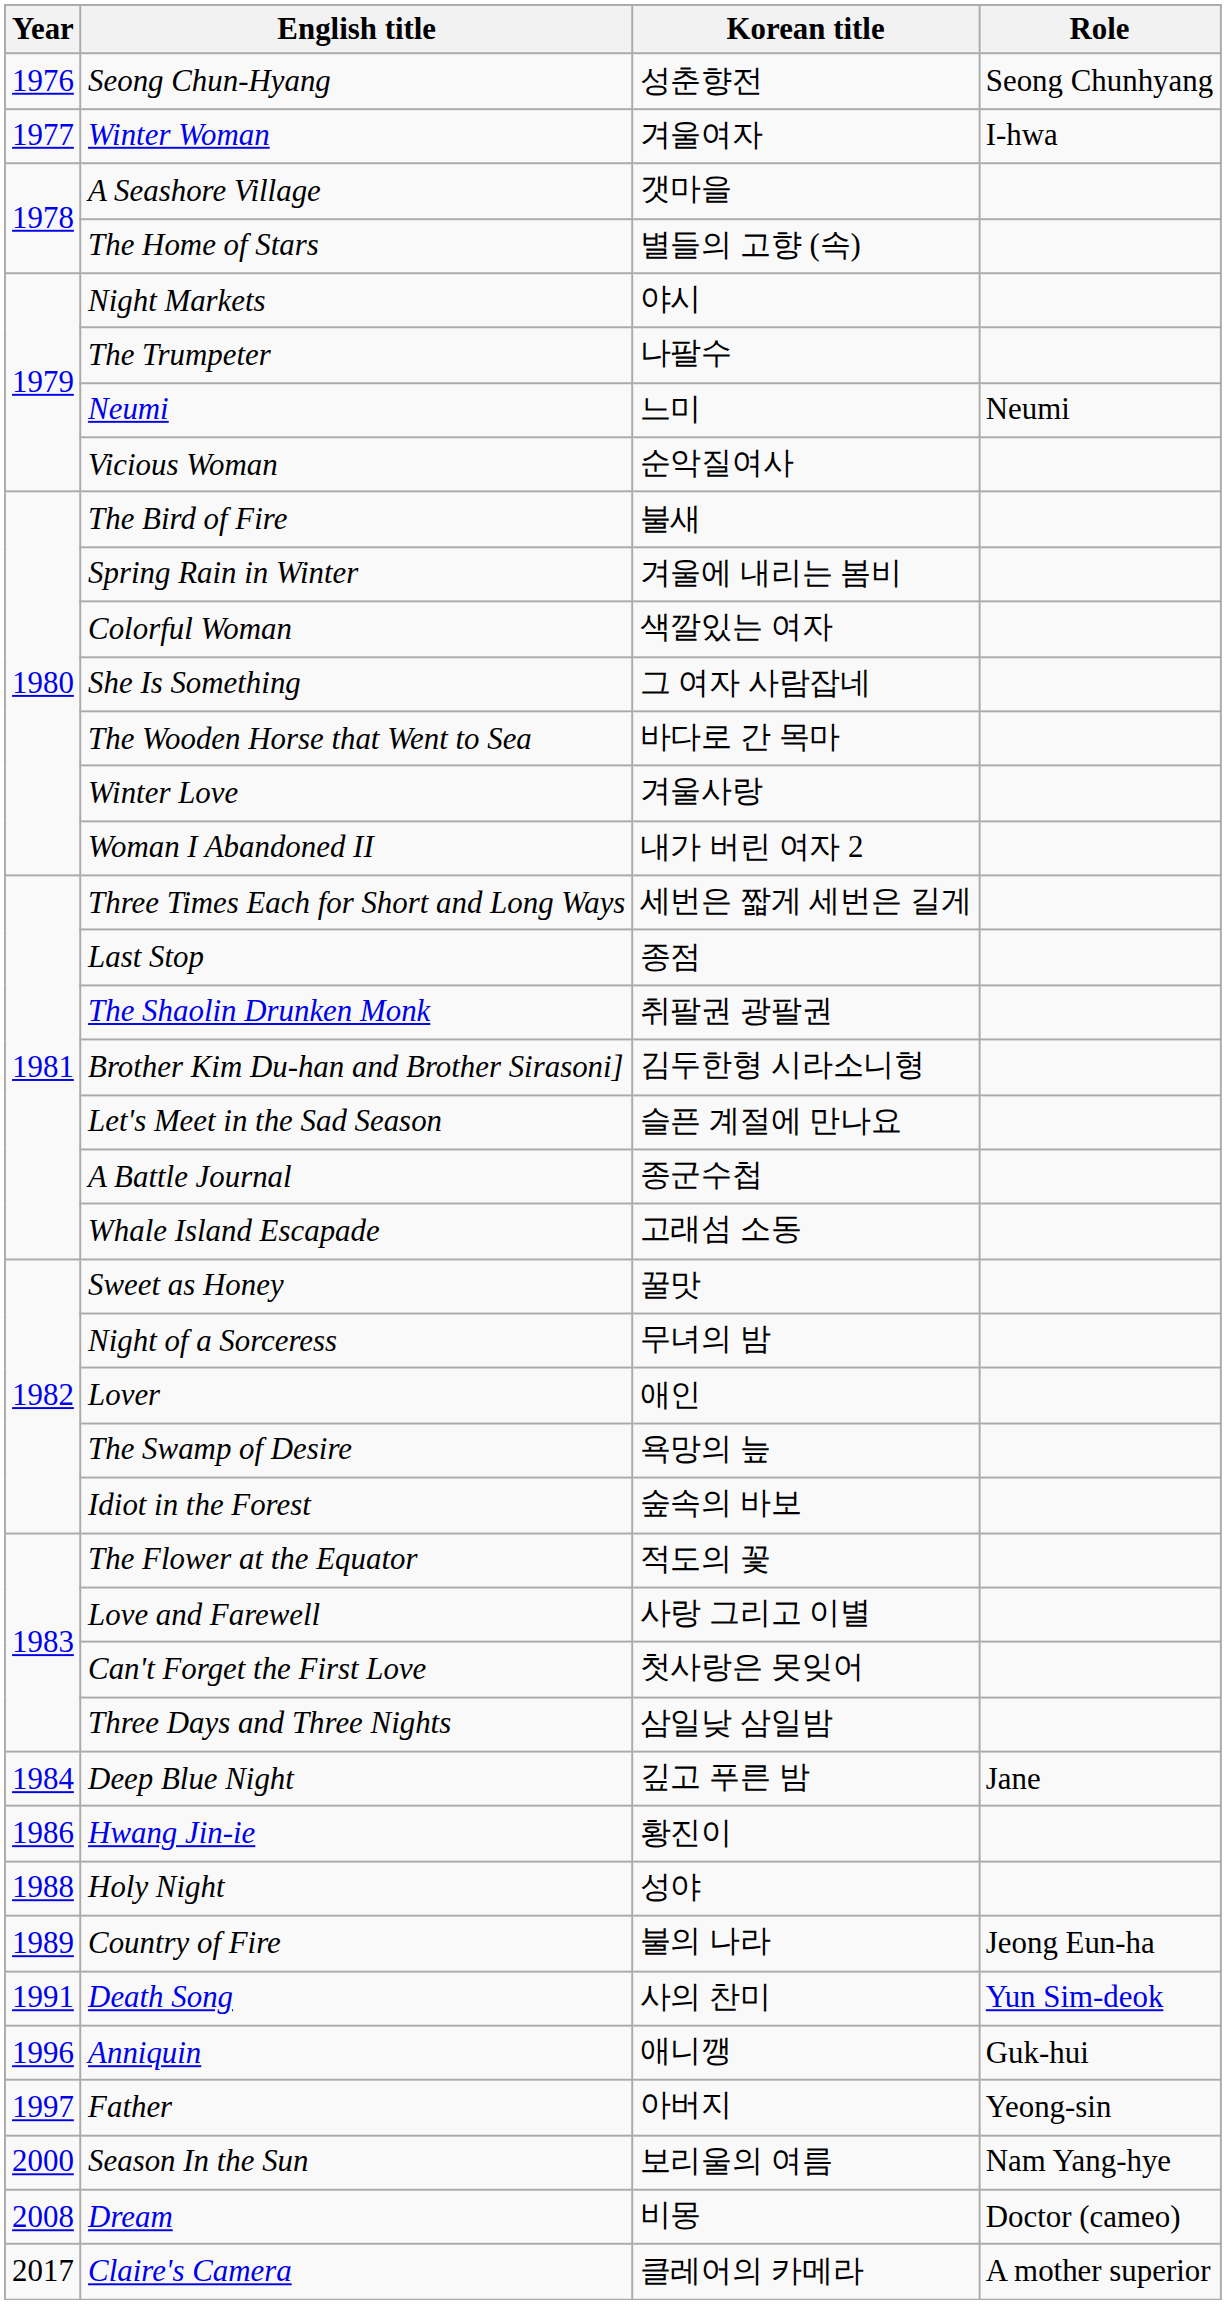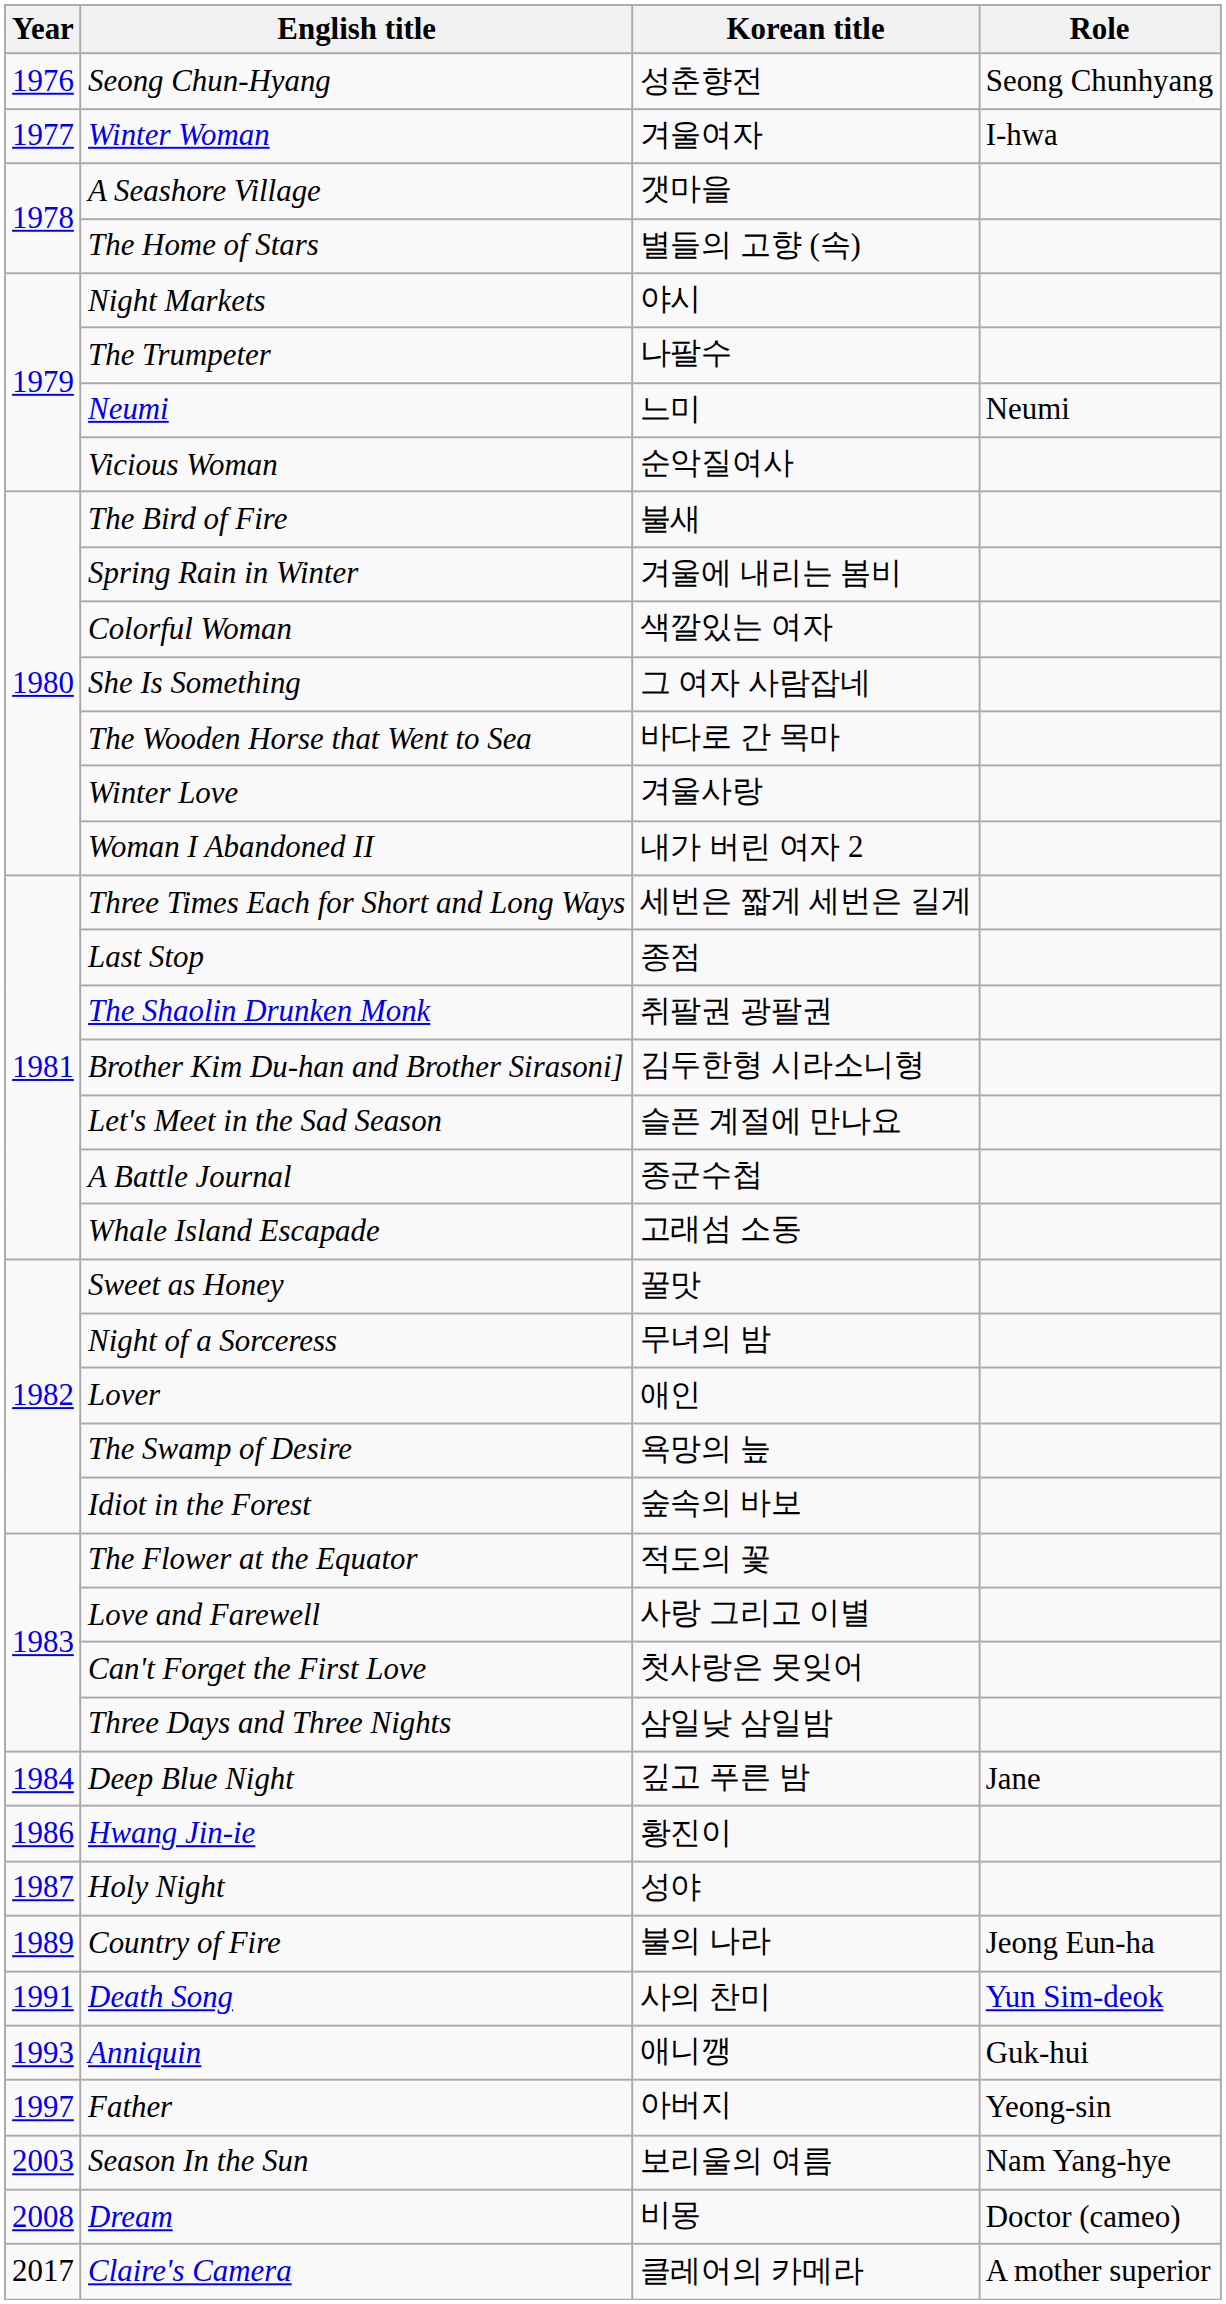(43, 1888) 1988 -> (43, 1888) 1987
(43, 2052) 1996 -> (43, 2052) 1993
(43, 2161) 2000 -> (43, 2161) 2003
